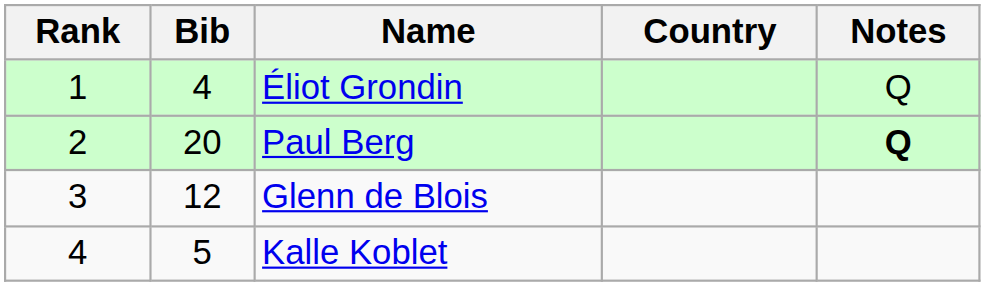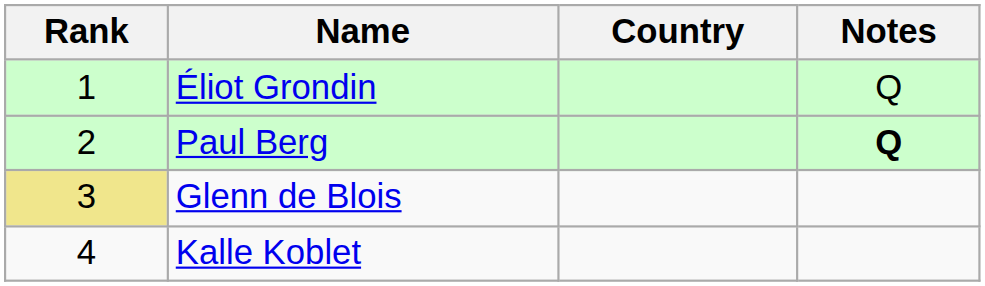- column: (202, 32)
(78, 197) no background -> (86, 197) khaki background
